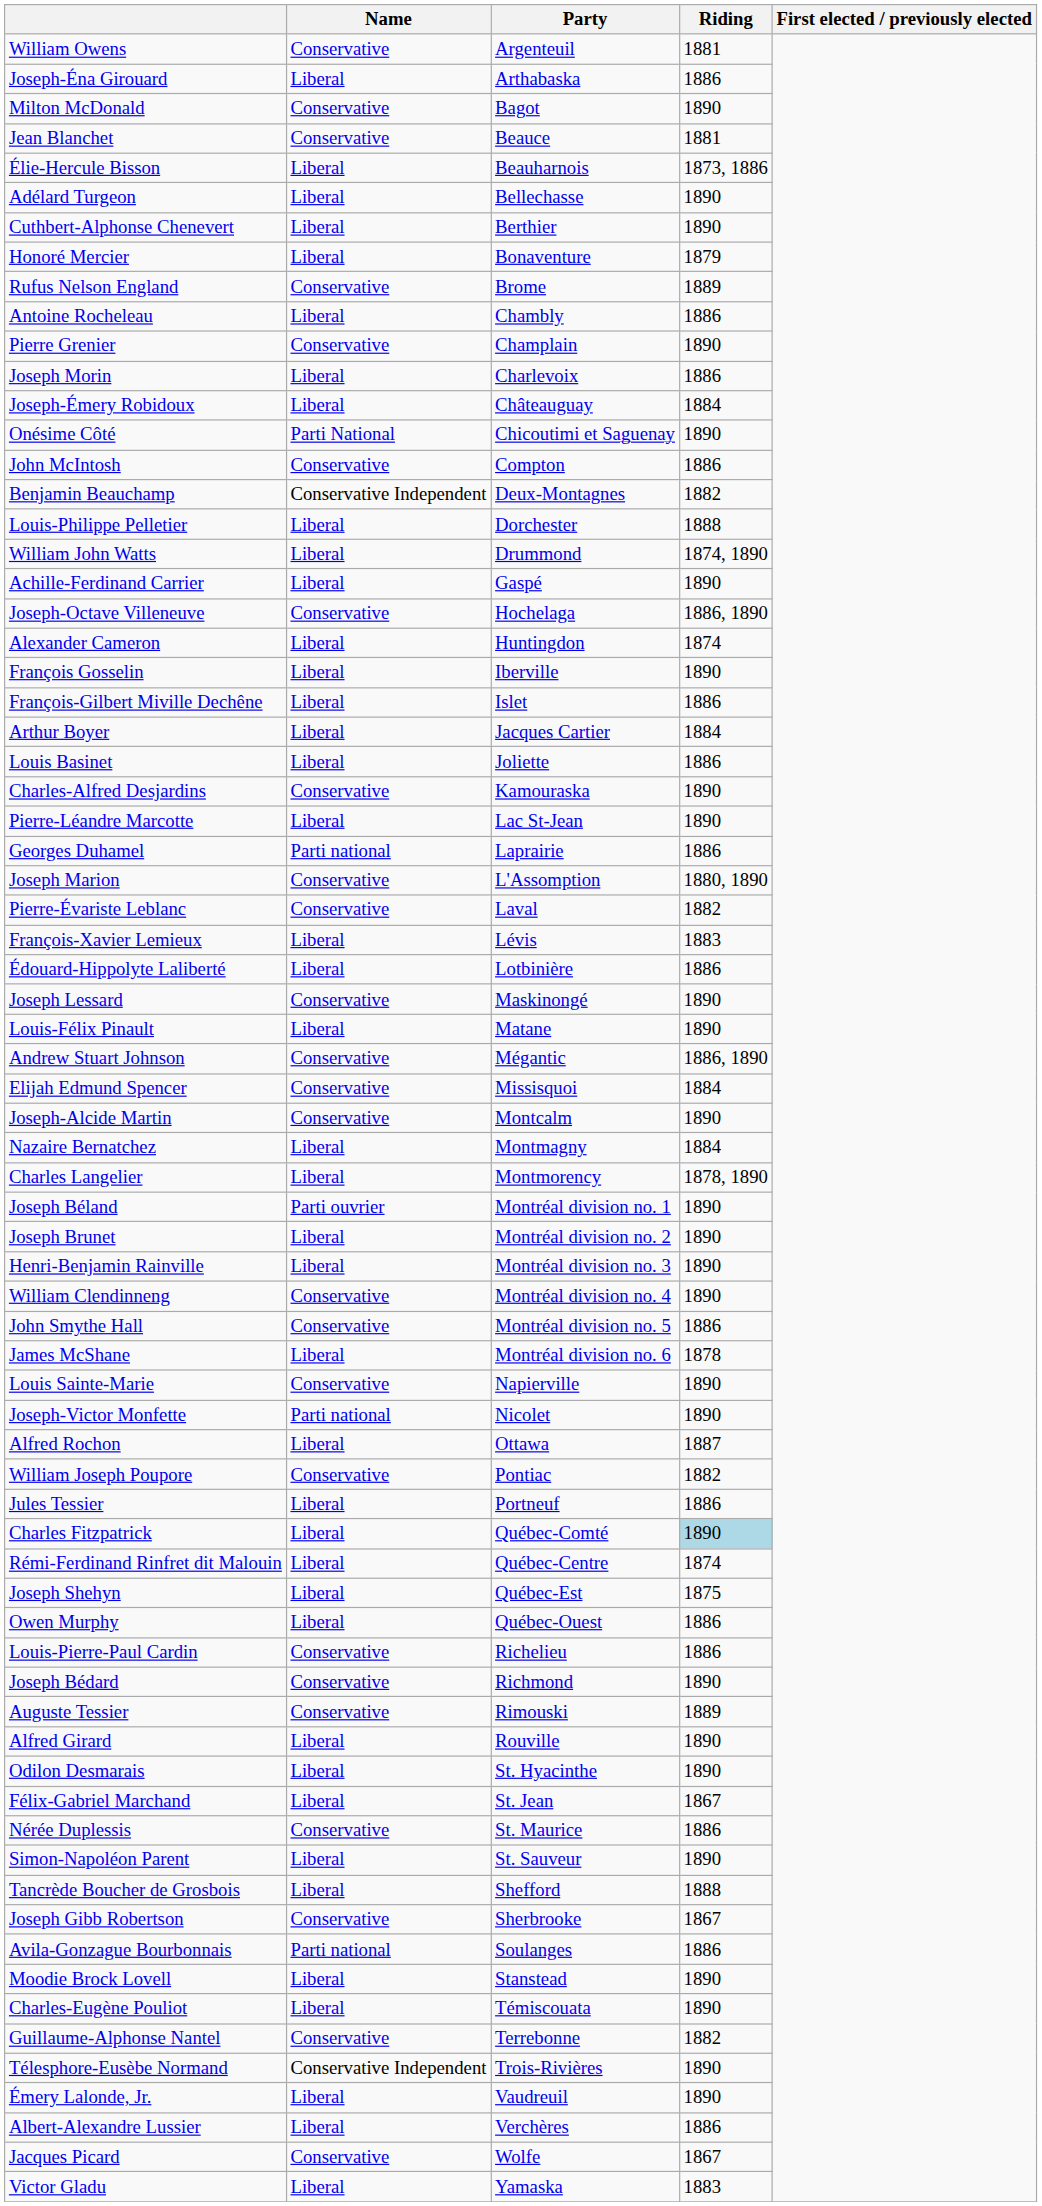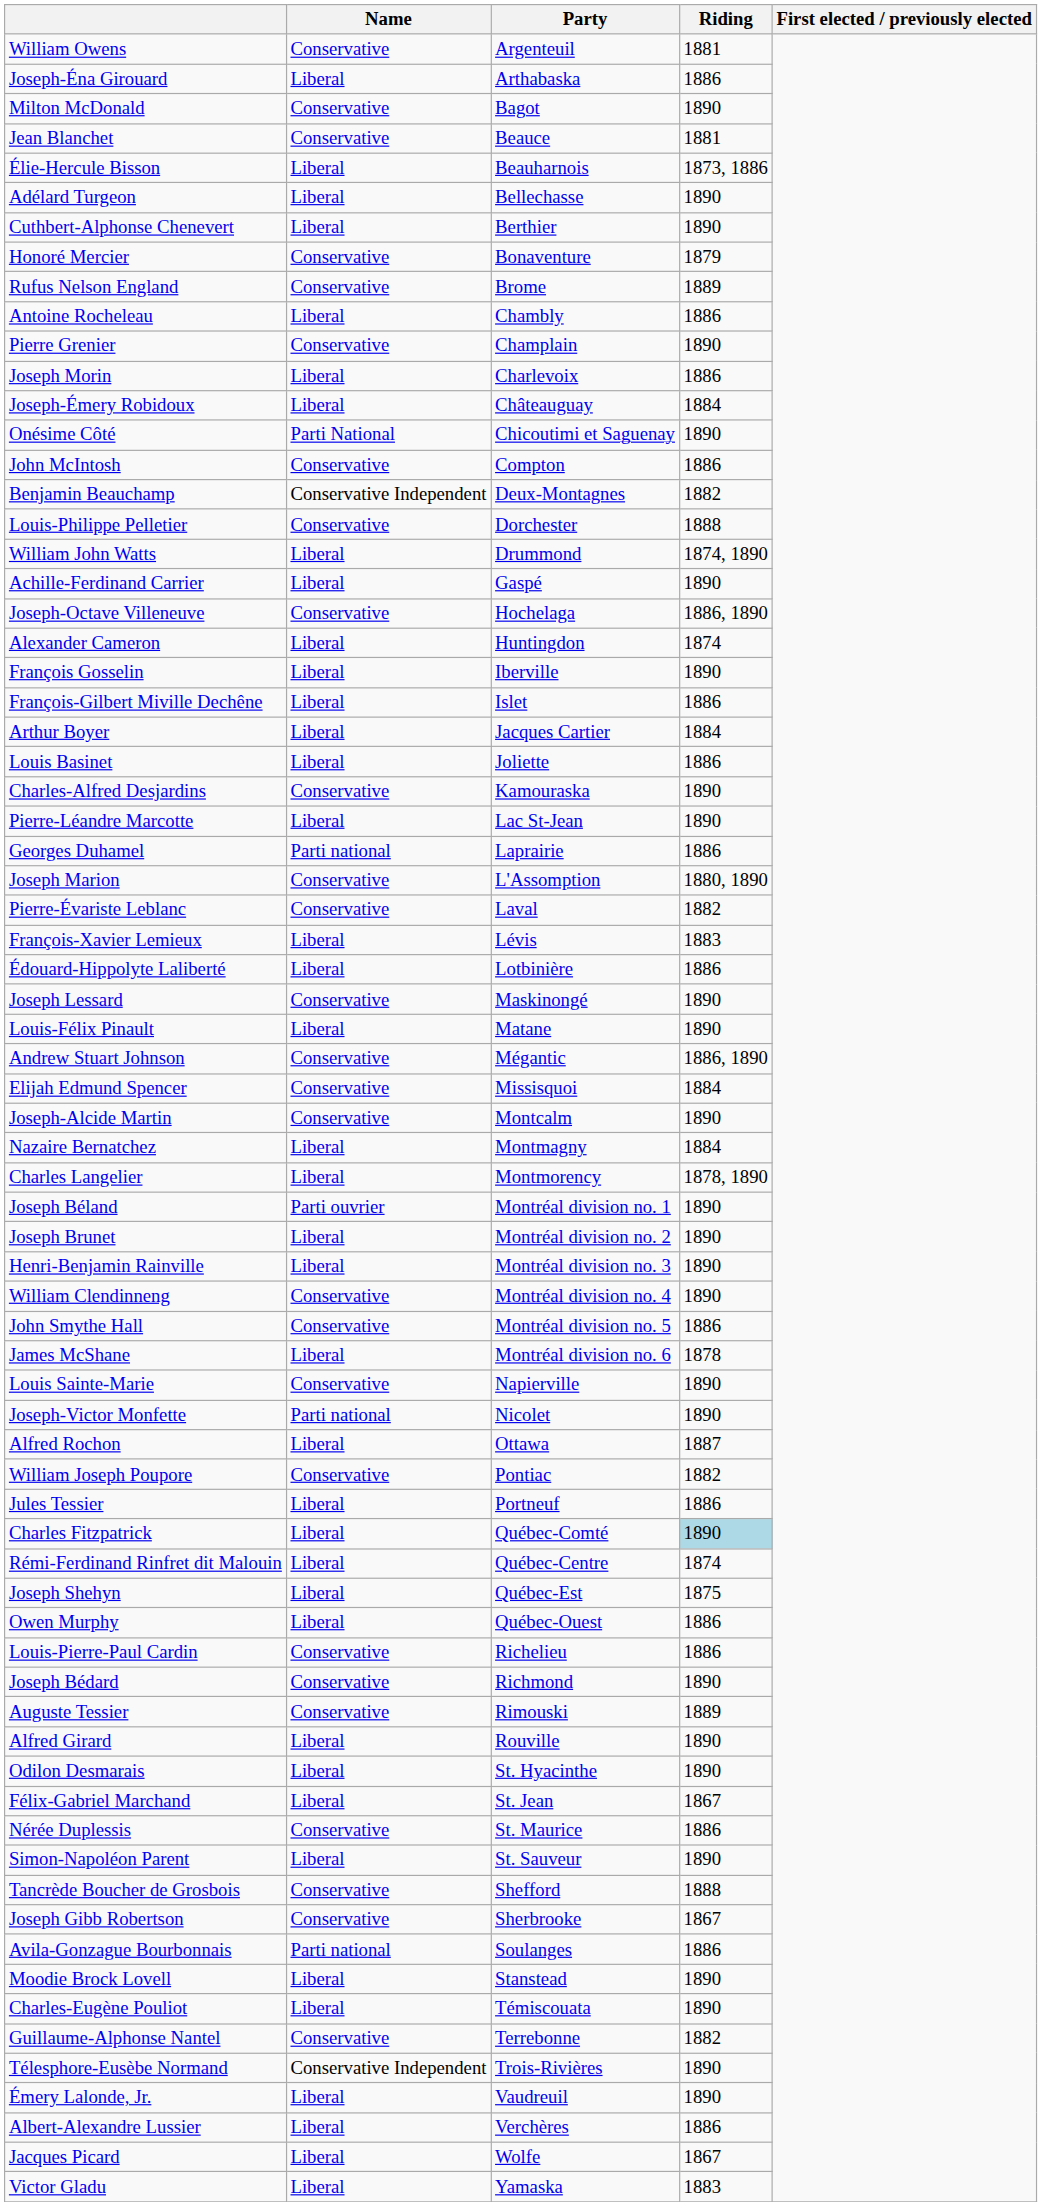(318, 256) Liberal -> (340, 256) Conservative
(318, 524) Liberal -> (340, 524) Conservative
(318, 1889) Liberal -> (340, 1889) Conservative
(340, 2156) Conservative -> (318, 2156) Liberal
